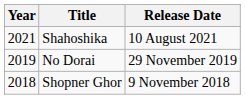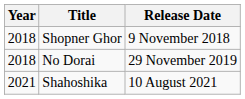rows swapped: (82, 82) <-> (75, 37)
(22, 60) 2019 -> (22, 60) 2018
